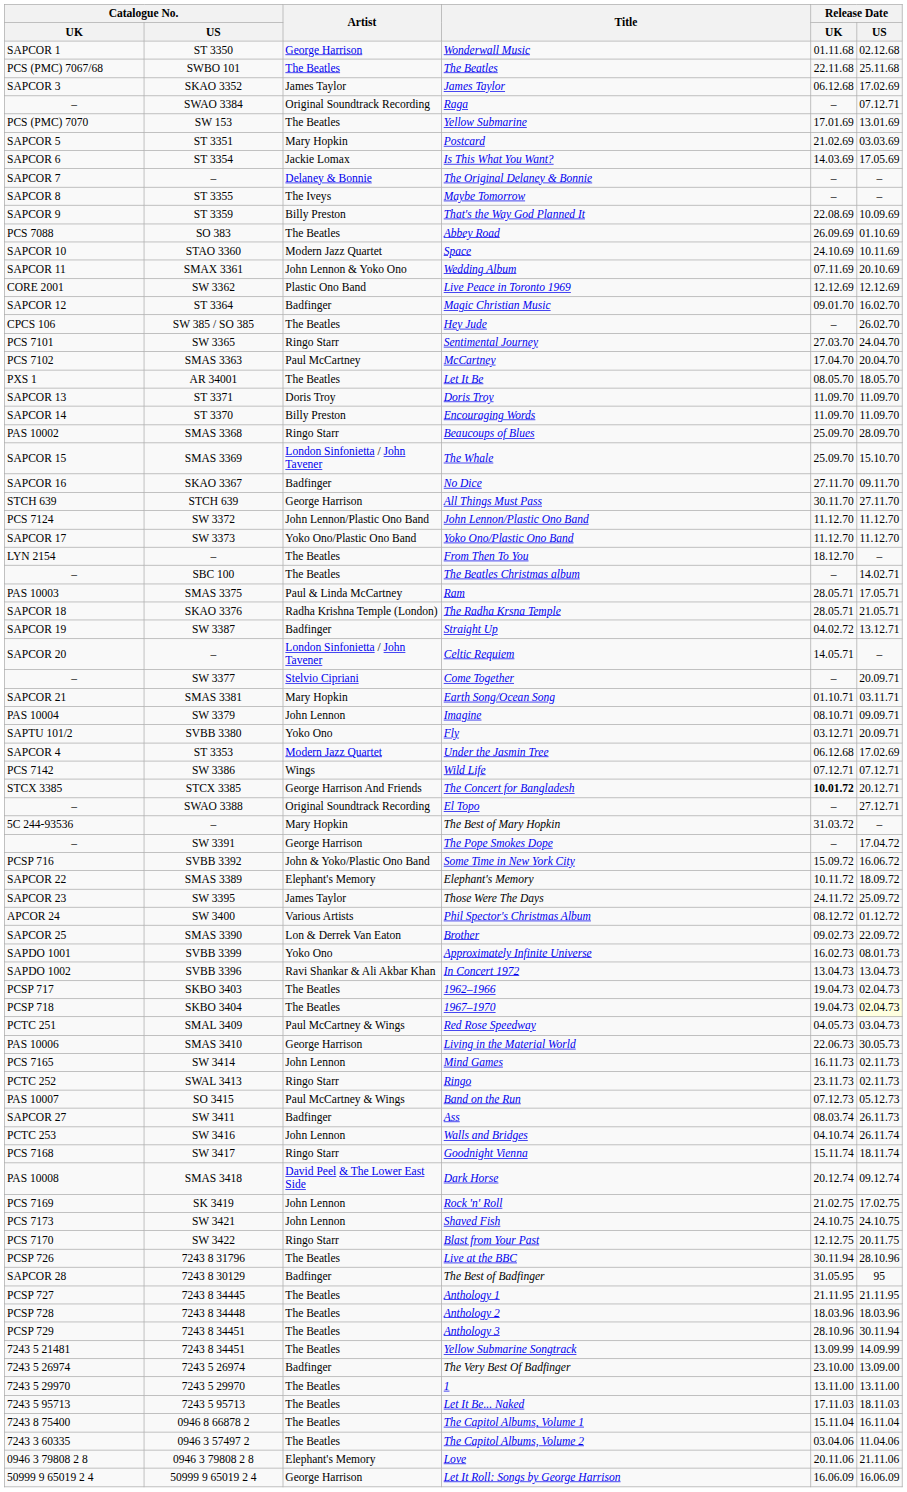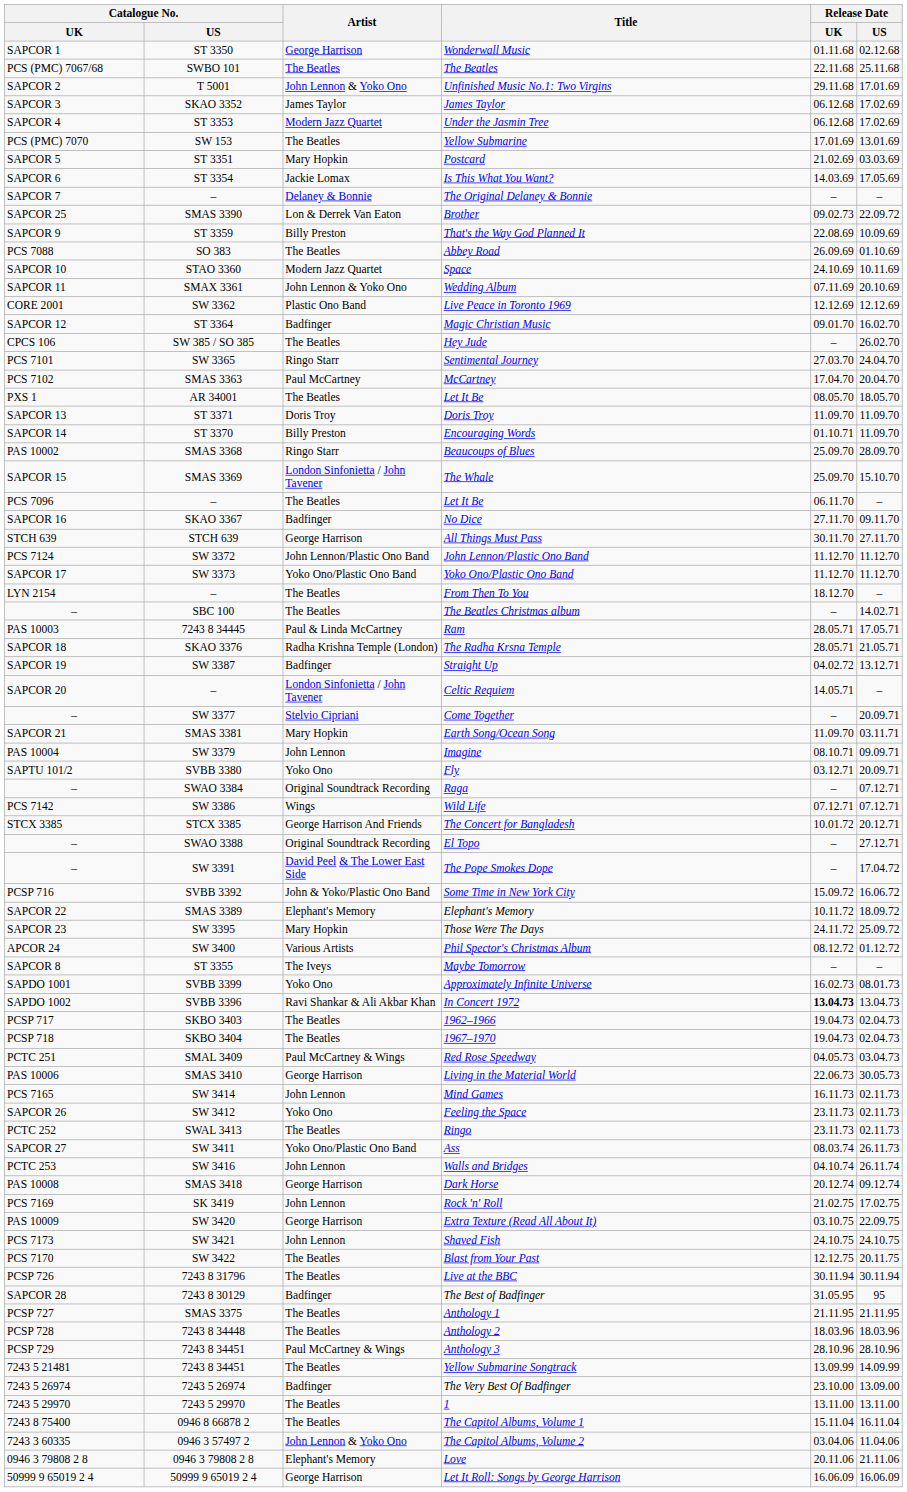+ row: (34, 86)
rows swapped: (34, 752) <-> (74, 104)
rows swapped: (34, 196) <-> (37, 934)
(834, 415) 11.09.70 -> (834, 433) 01.10.71
+ row: (30, 501)
(213, 592) SMAS 3375 -> (213, 629) 7243 8 34445
(834, 697) 01.10.71 -> (834, 733) 11.09.70
(834, 788) bold -> (834, 825) normal
- row: (40, 825)
(324, 843) George Harrison -> (355, 868) David Peel & The Lower East Side
(316, 898) James Taylor -> (317, 929) Mary Hopkin
(834, 971) normal -> (834, 1002) bold
(879, 1007) lightyellow background -> (879, 1039) no background
+ row: (37, 1112)
(312, 1080) Ringo Starr -> (313, 1130) The Beatles
- row: (33, 1099)
(308, 1117) Badfinger -> (351, 1148) Yoko Ono/Plastic Ono Band
- row: (30, 1154)
(355, 1178) David Peel & The Lower East Side -> (324, 1185) George Harrison
+ row: (33, 1221)
(312, 1240) Ringo Starr -> (313, 1258) The Beatles
(879, 1258) 28.10.96 -> (879, 1276) 30.11.94
(213, 1294) 7243 8 34445 -> (213, 1313) SMAS 3375
(313, 1331) The Beatles -> (345, 1349) Paul McCartney & Wings
(879, 1331) 30.11.94 -> (879, 1349) 28.10.96
- row: (39, 1404)
(313, 1441) The Beatles -> (346, 1441) John Lennon & Yoko Ono
